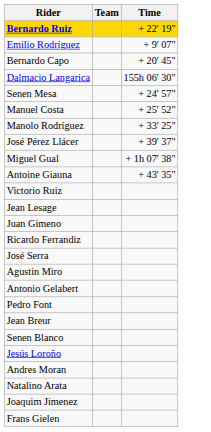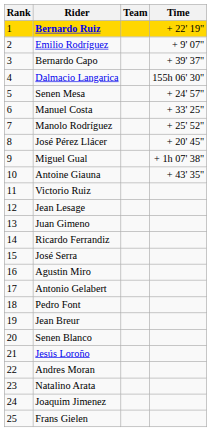+ column: (19, 12)
(157, 61) + 20' 45" -> (186, 61) + 39' 37"
(157, 110) + 25' 52" -> (186, 110) + 33' 25"
(157, 126) + 33' 25" -> (186, 126) + 25' 52"
(157, 142) + 39' 37" -> (186, 142) + 20' 45"
